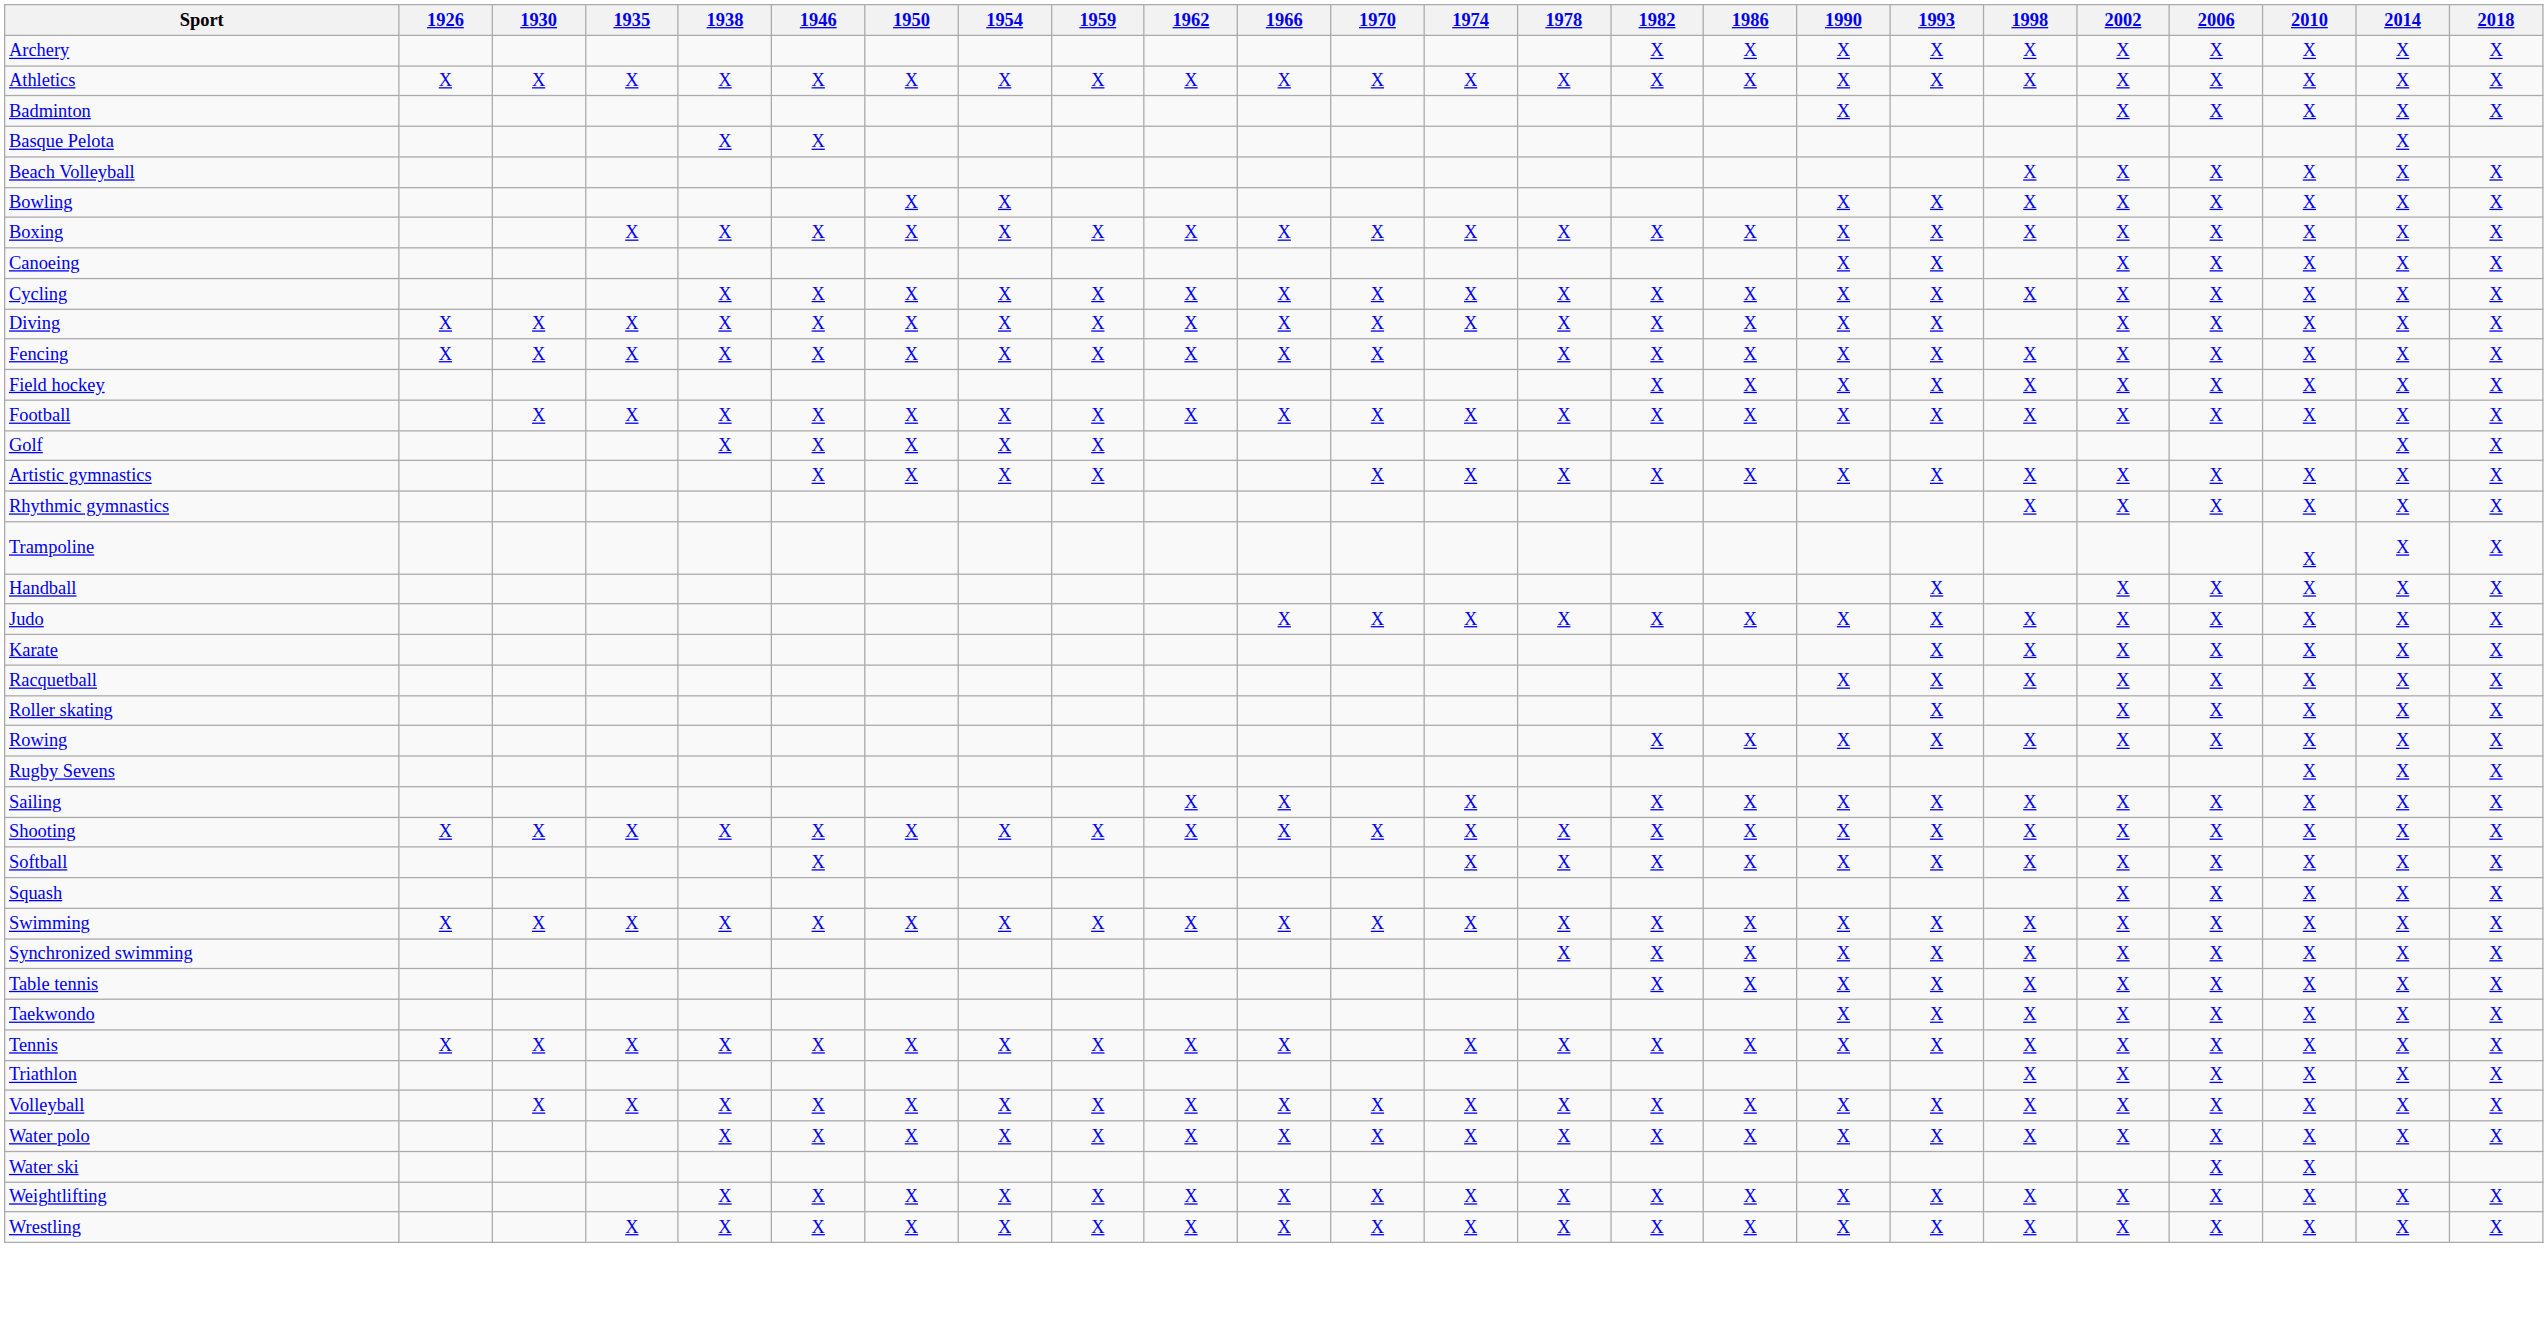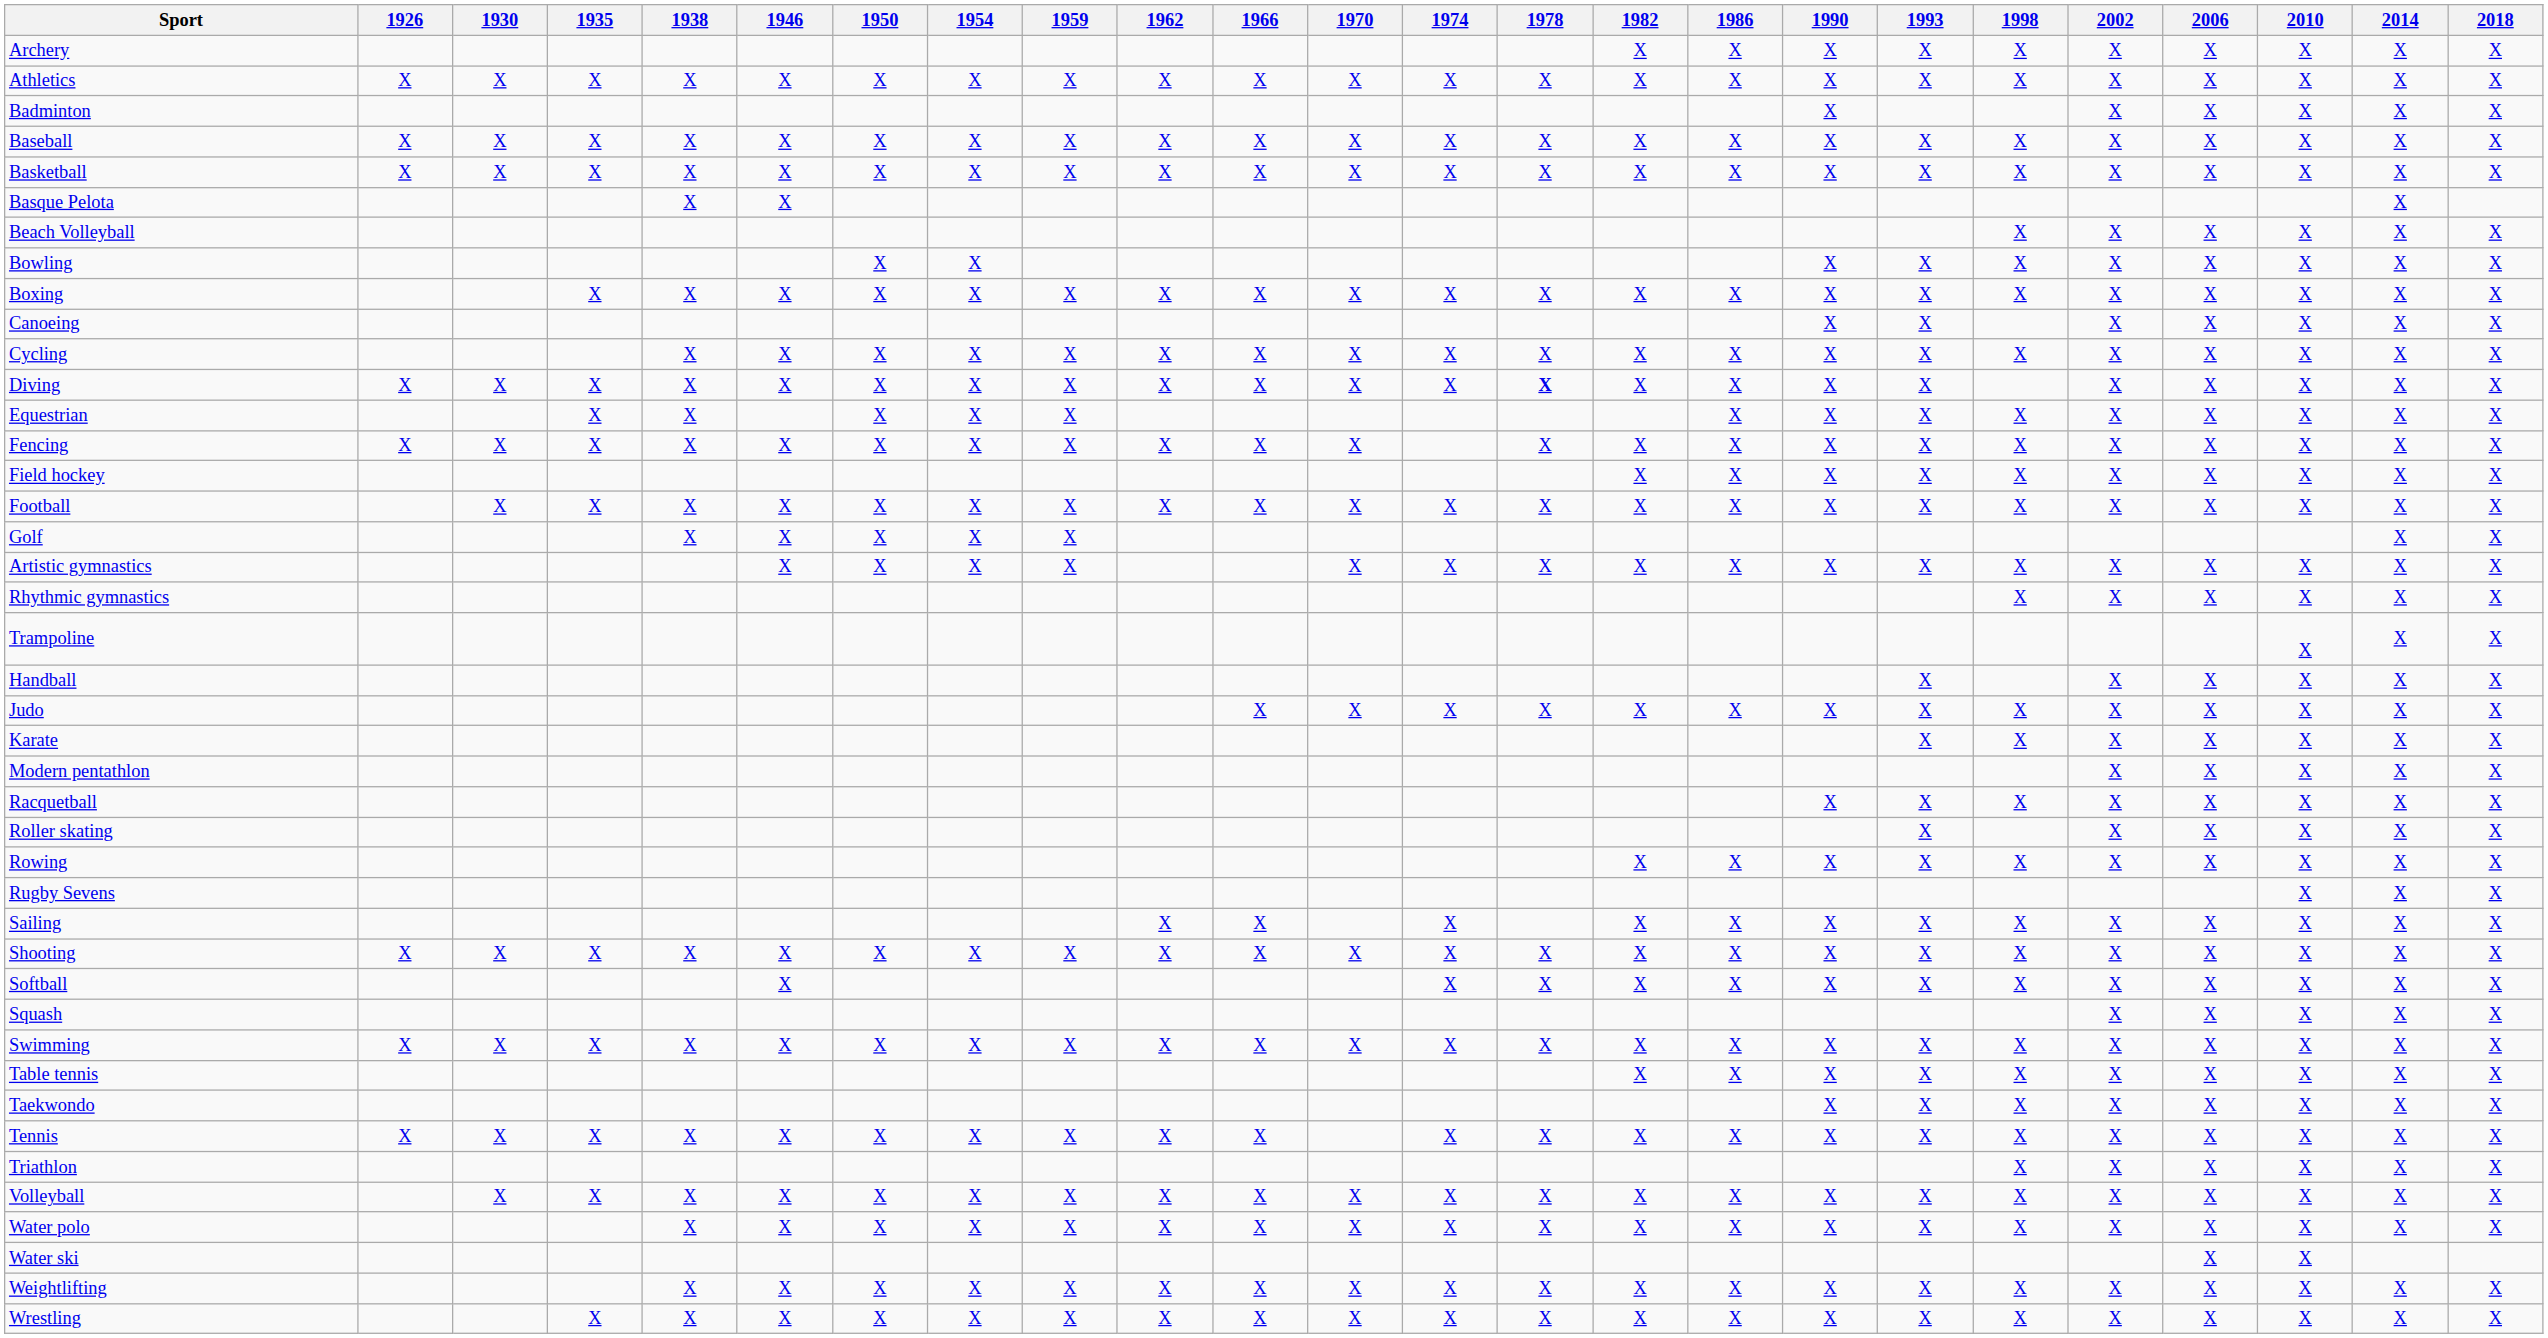+ row: (41, 141)
+ row: (48, 172)
(1564, 324) normal -> (1545, 384) bold
+ row: (48, 415)
+ row: (79, 771)
- row: (101, 953)
